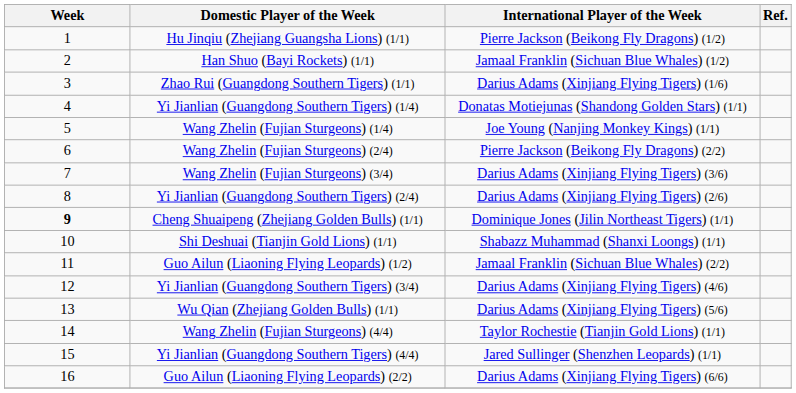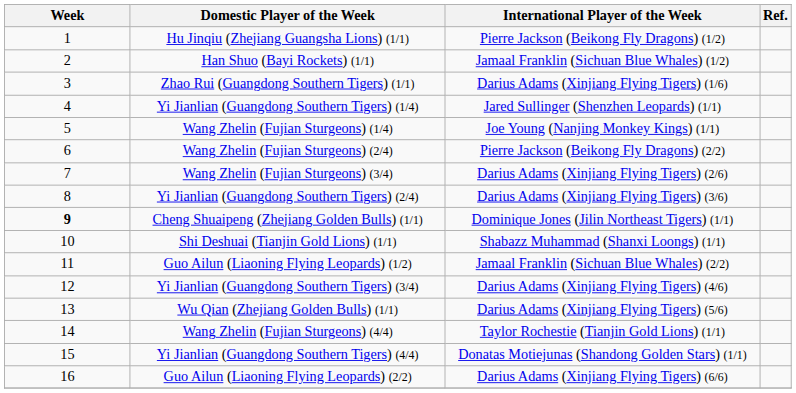(602, 106) Donatas Motiejunas (Shandong Golden Stars) (1/1) -> (602, 106) Jared Sullinger (Shenzhen Leopards) (1/1)
(602, 173) Darius Adams (Xinjiang Flying Tigers) (3/6) -> (602, 173) Darius Adams (Xinjiang Flying Tigers) (2/6)
(602, 196) Darius Adams (Xinjiang Flying Tigers) (2/6) -> (602, 196) Darius Adams (Xinjiang Flying Tigers) (3/6)
(602, 354) Jared Sullinger (Shenzhen Leopards) (1/1) -> (602, 354) Donatas Motiejunas (Shandong Golden Stars) (1/1)
